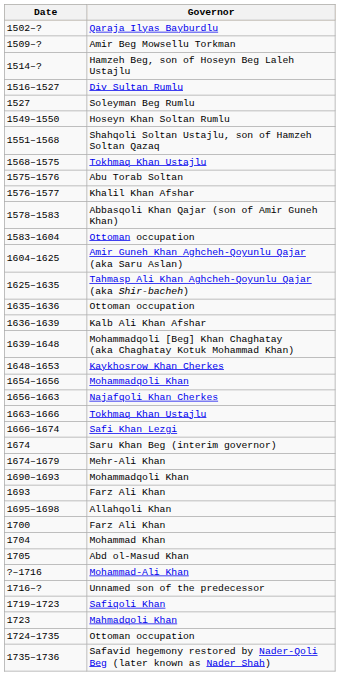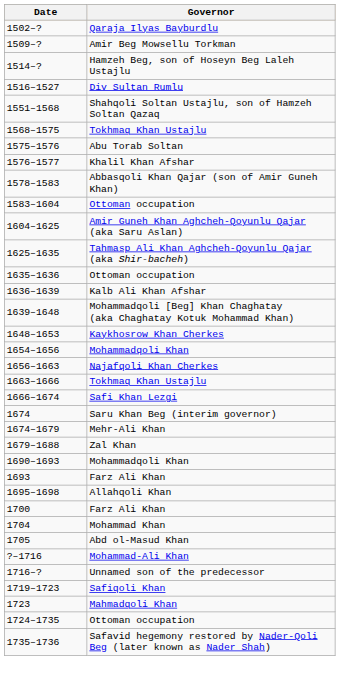- row: (18, 103)
- row: (33, 119)
+ row: (33, 445)
